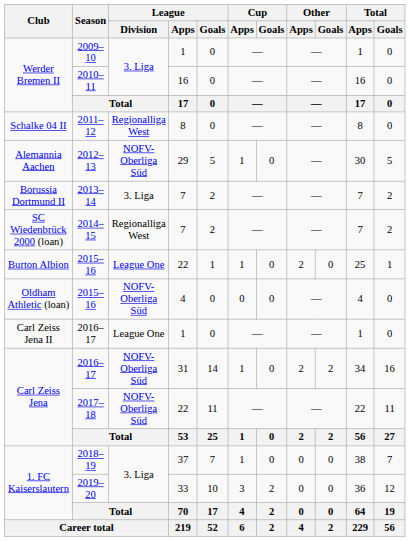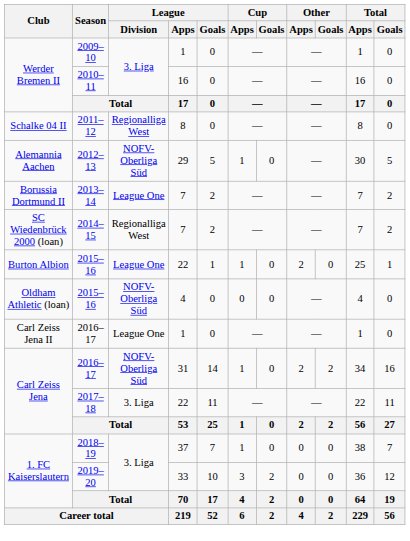(139, 195) 3. Liga -> (139, 195) League One
(139, 408) NOFV-Oberliga Süd -> (139, 402) 3. Liga
